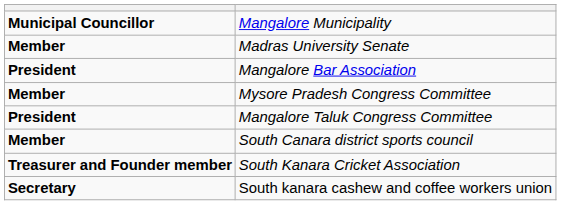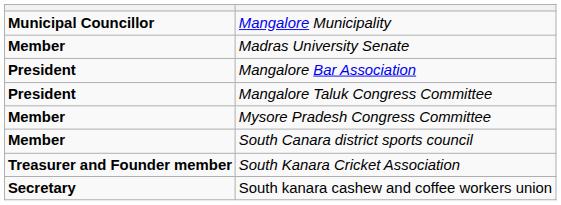rows swapped: (365, 93) <-> (366, 117)
